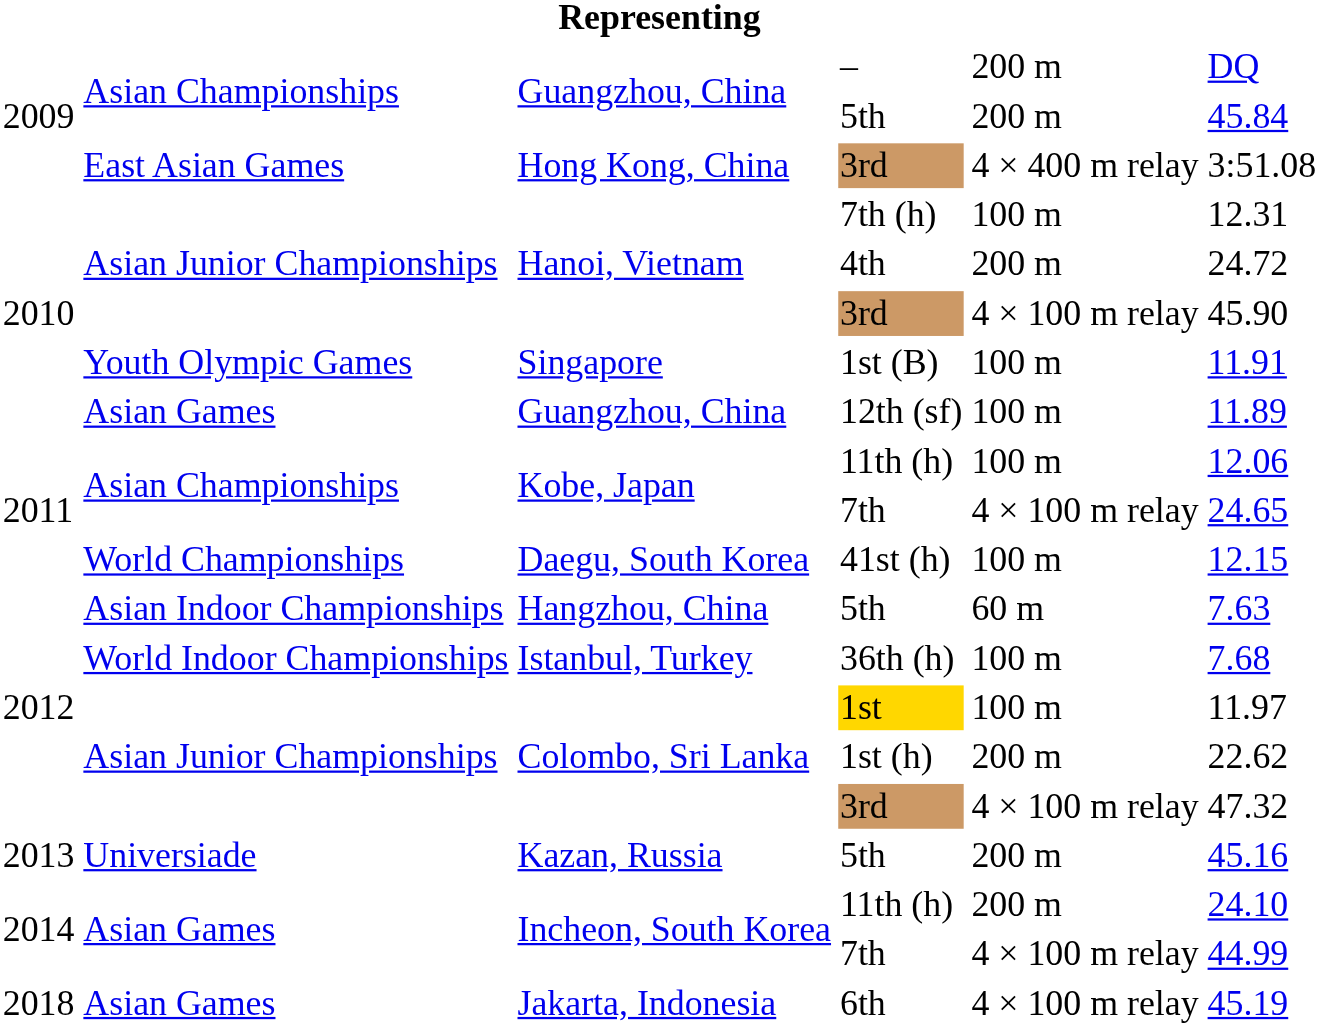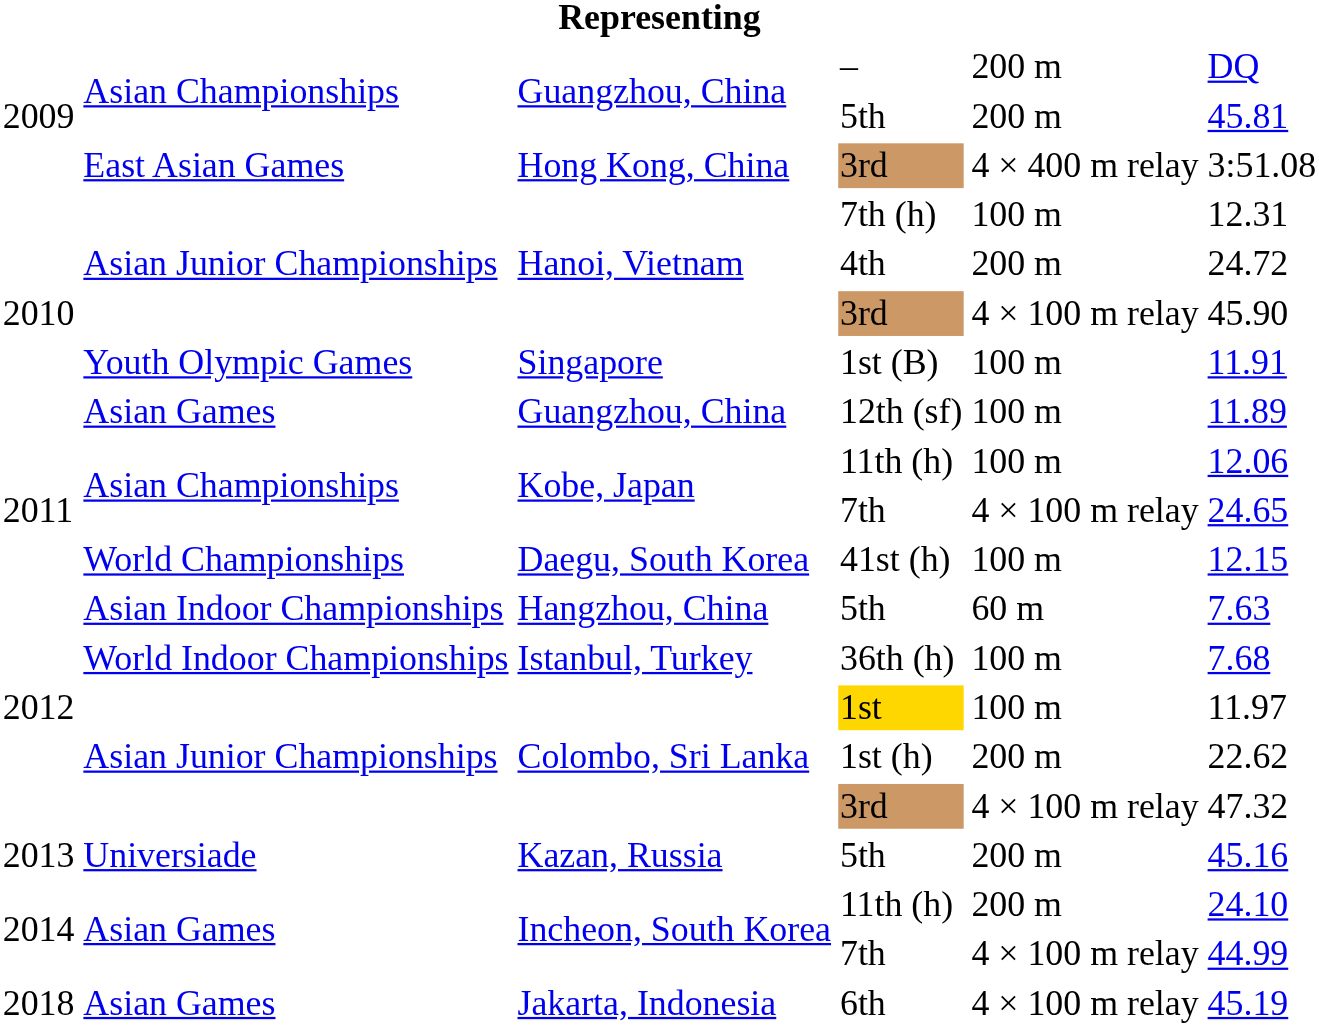(1248, 115) 45.84 -> (1248, 115) 45.81
